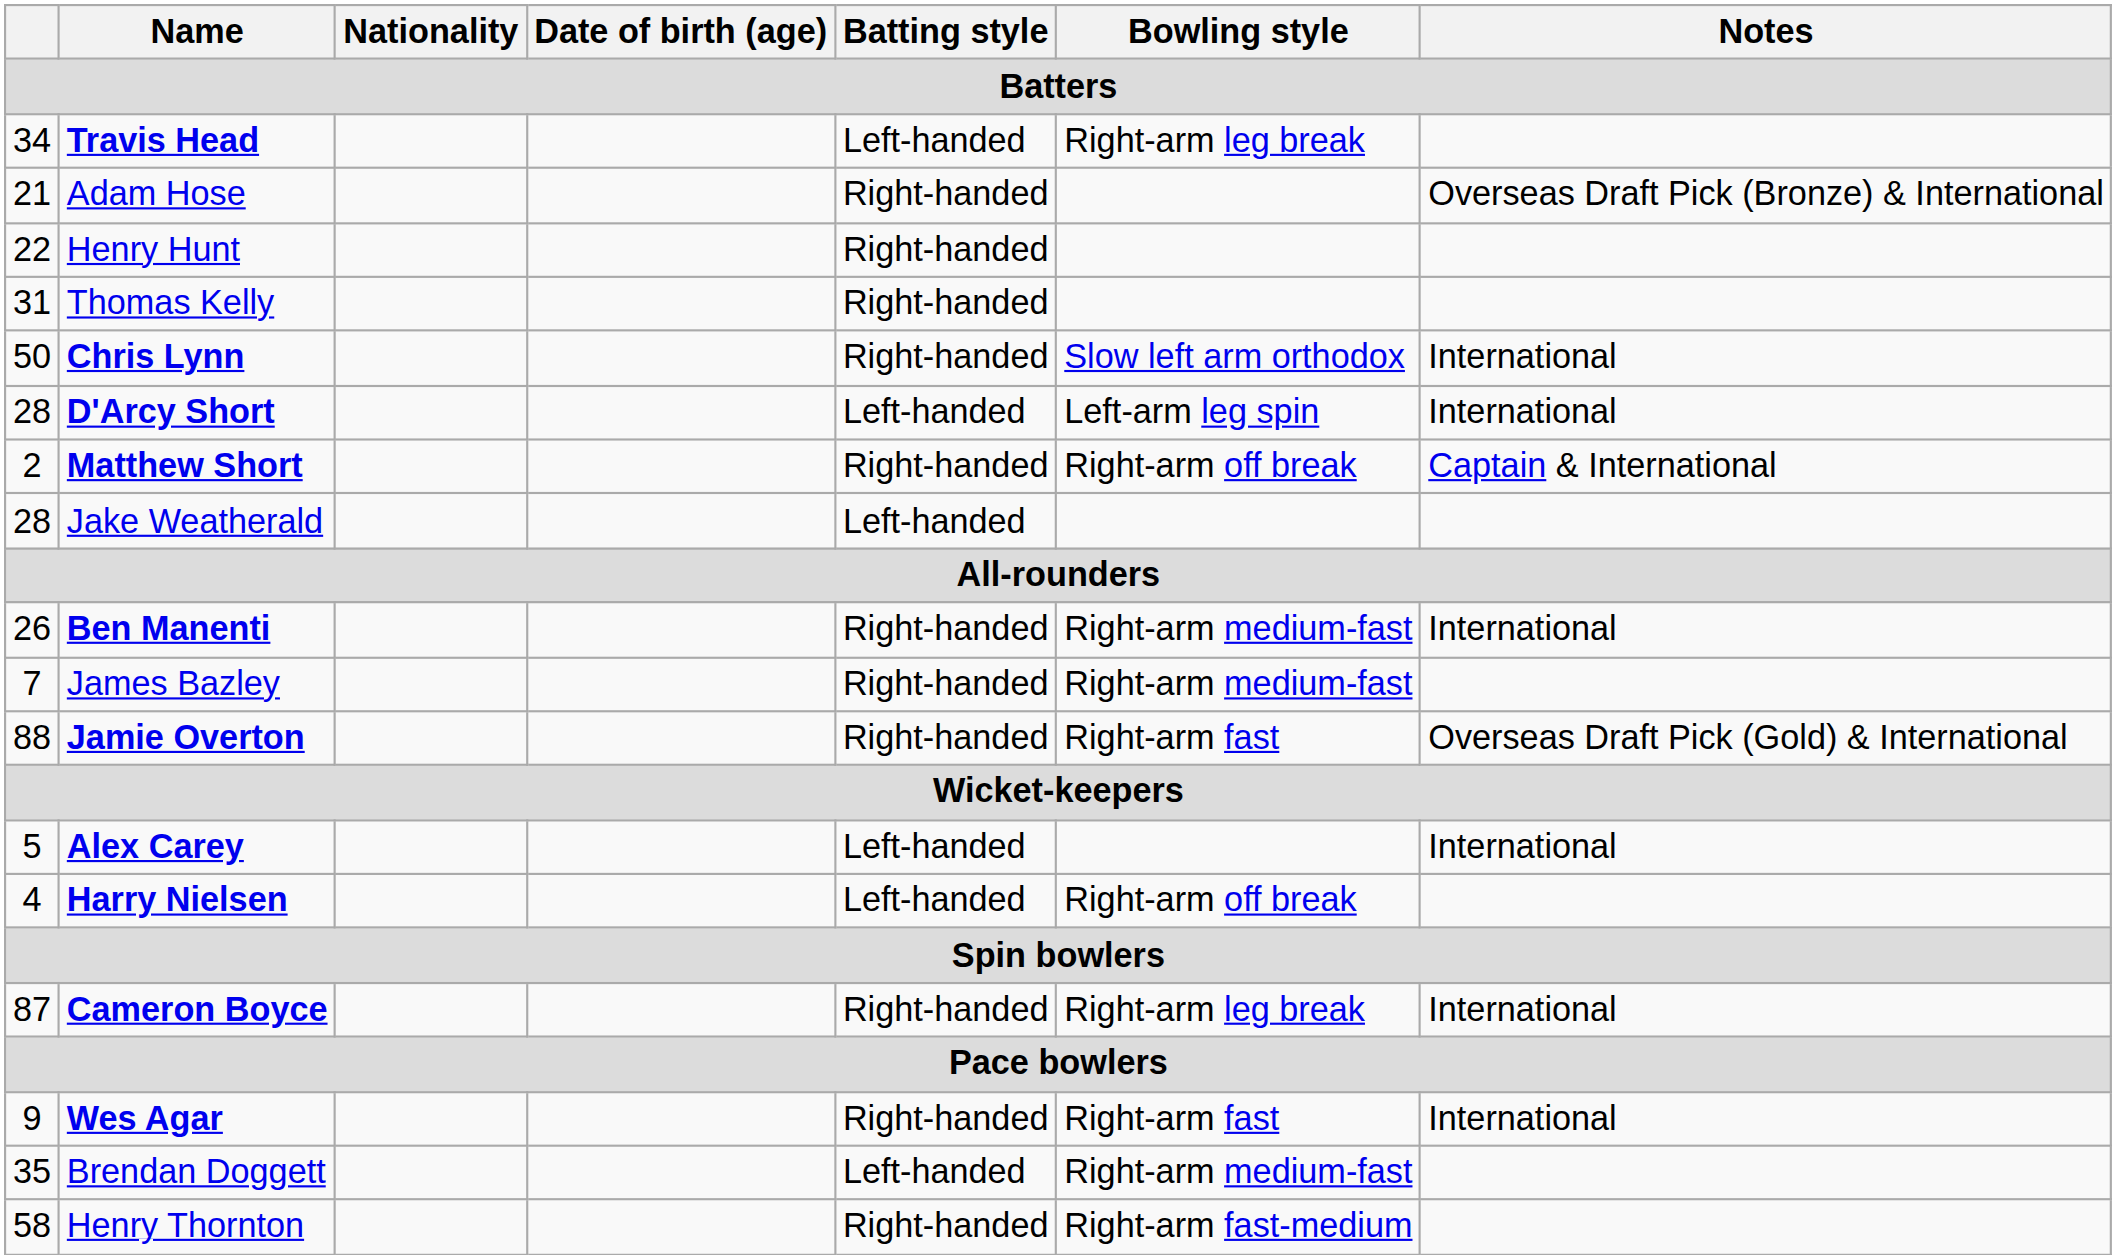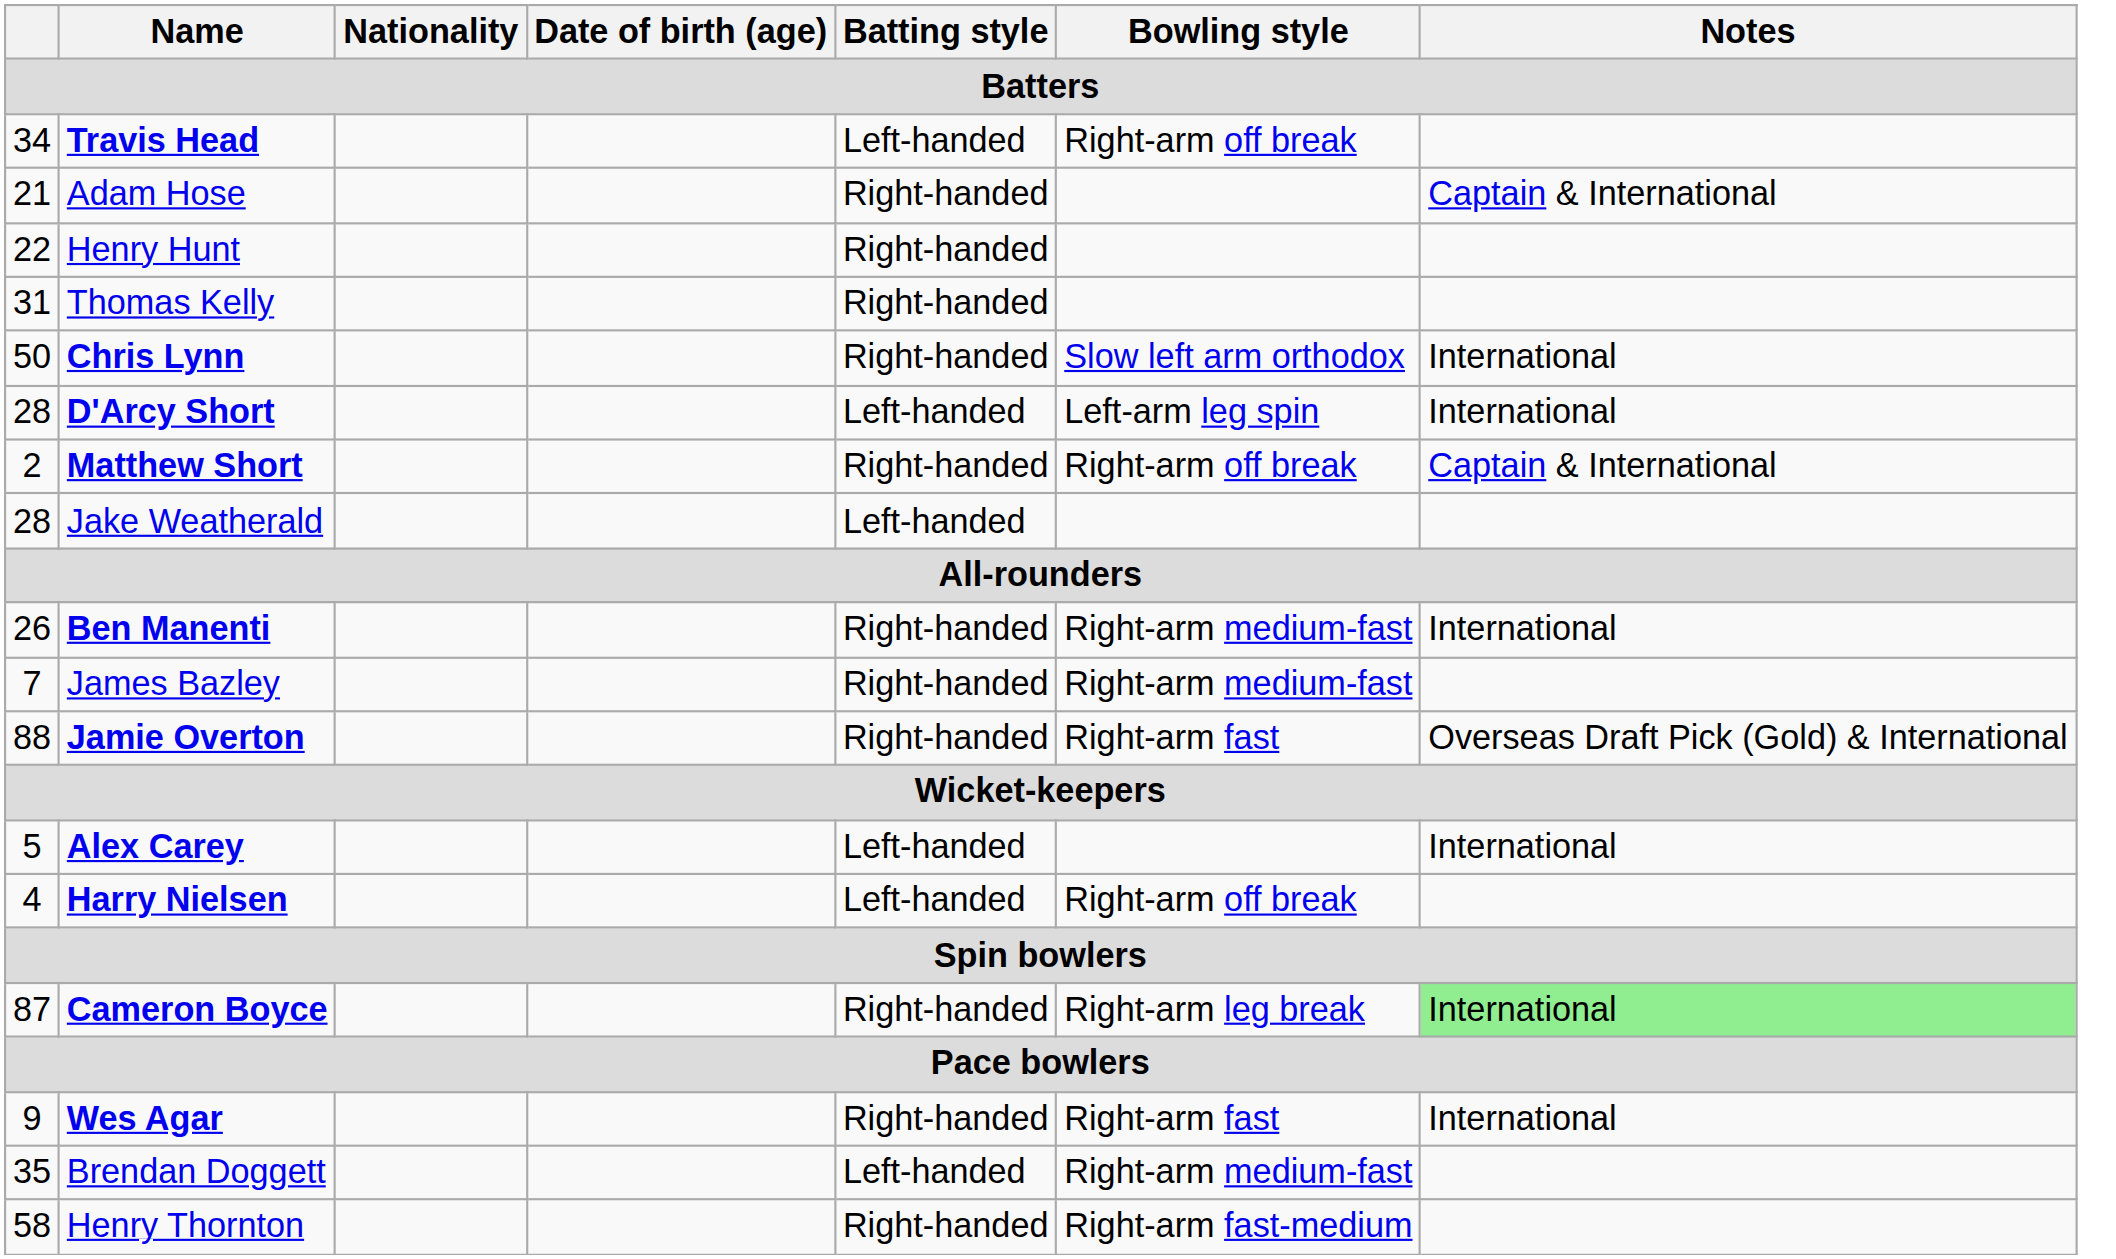(1215, 140) Right-arm leg break -> (1210, 140) Right-arm off break
(1766, 194) Overseas Draft Pick (Bronze) & International -> (1602, 194) Captain & International
(1522, 1009) no background -> (1522, 1009) lightgreen background
